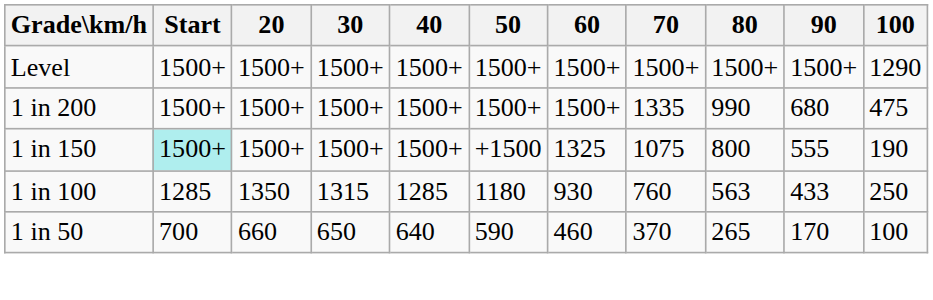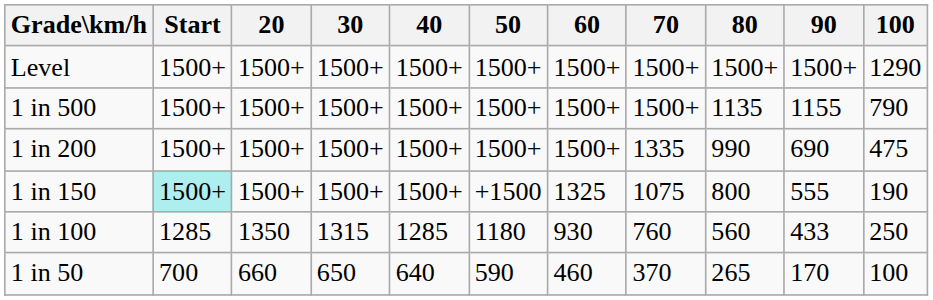+ row: (54, 107)
(810, 107) 680 -> (810, 149) 690
(731, 190) 563 -> (731, 231) 560
